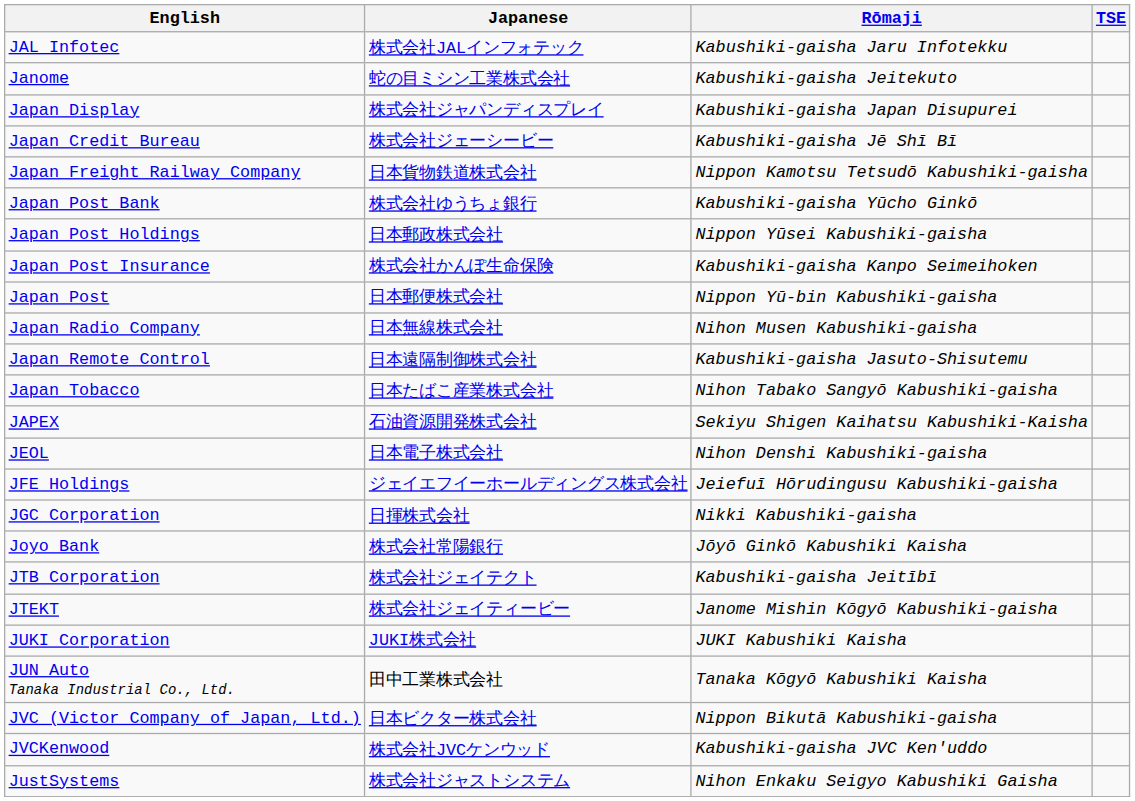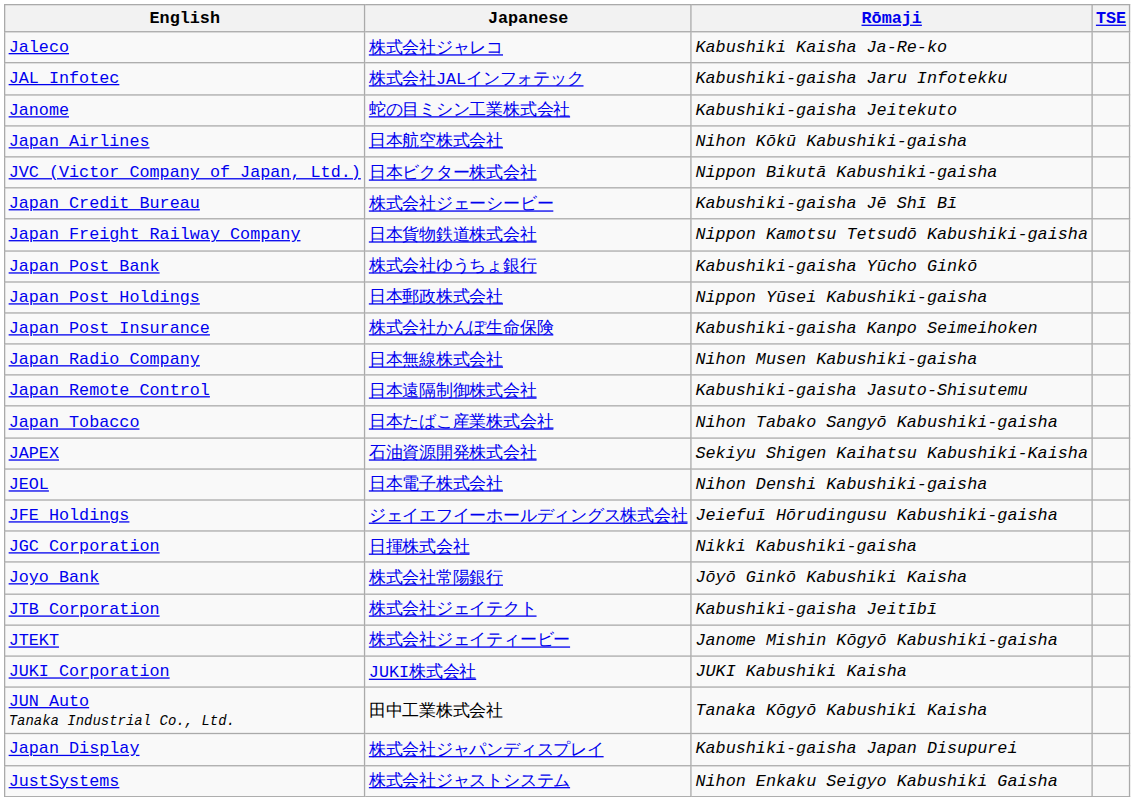+ row: (39, 48)
+ row: (79, 141)
rows swapped: (74, 110) <-> (185, 718)
- row: (59, 297)
- row: (59, 749)
